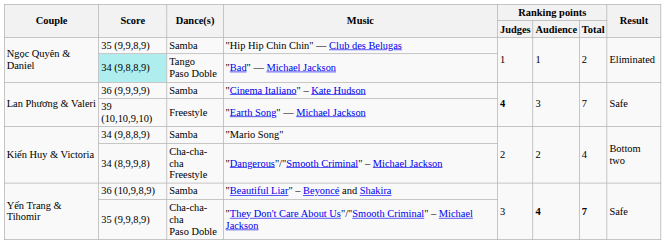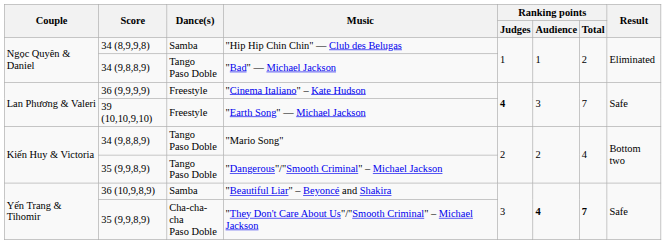(125, 45) 35 (9,9,8,9) -> (125, 45) 34 (8,9,9,8)
(125, 68) paleturquoise background -> (125, 68) no background
(183, 90) Samba -> (188, 90) Freestyle
(183, 135) Samba -> (193, 140) Tango Paso Doble
(125, 163) 34 (8,9,9,8) -> (125, 169) 35 (9,9,8,9)
(188, 163) Cha-cha-cha Freestyle -> (193, 169) Tango Paso Doble
